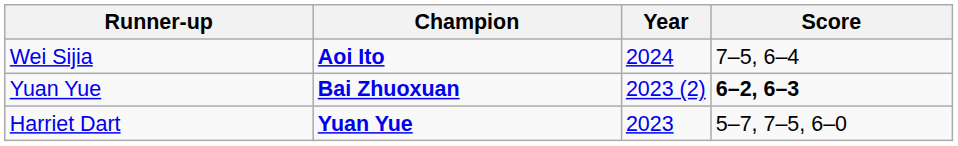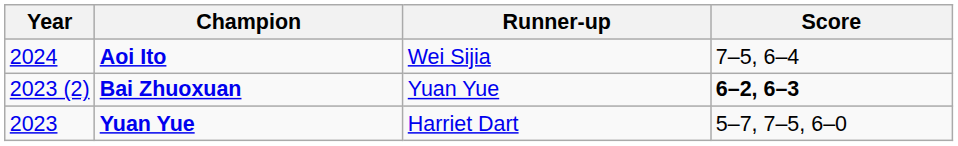columns swapped: (666, 22) <-> (159, 22)
